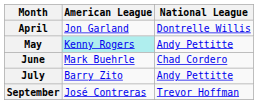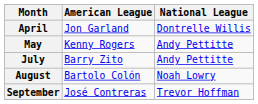(99, 44) paleturquoise background -> (99, 44) no background
- row: (33, 60)
+ row: (33, 76)
